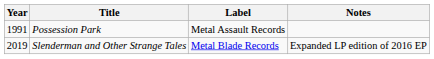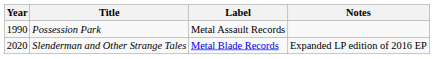(17, 29) 1991 -> (17, 29) 1990
(17, 45) 2019 -> (17, 45) 2020
